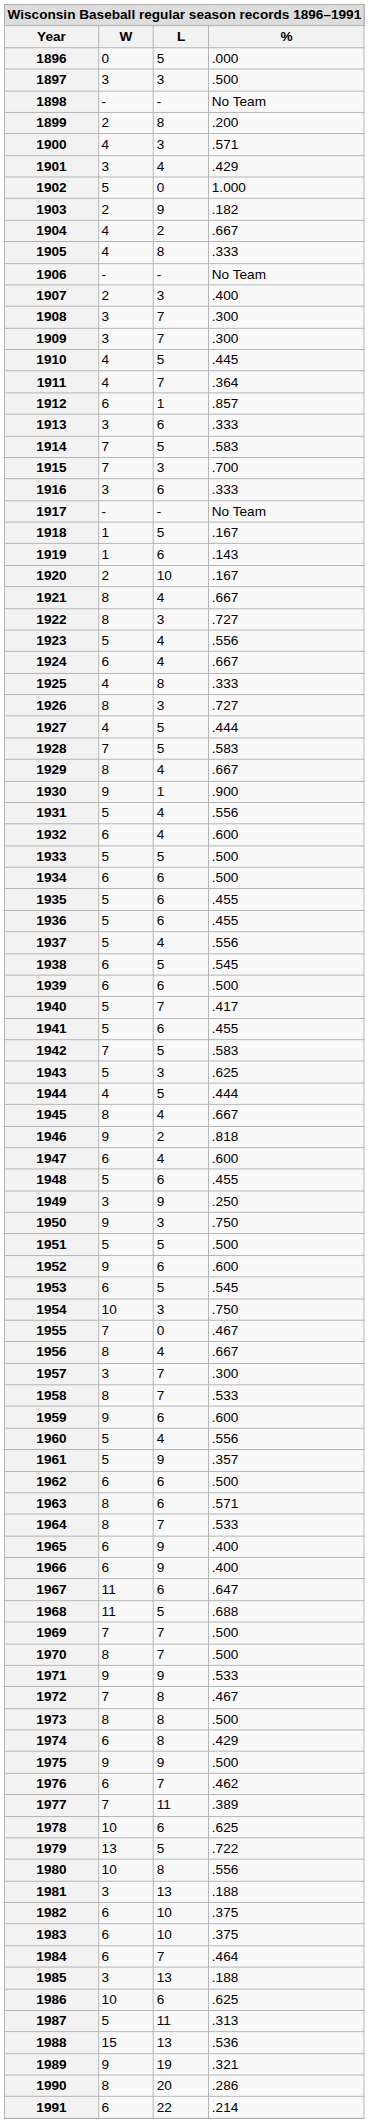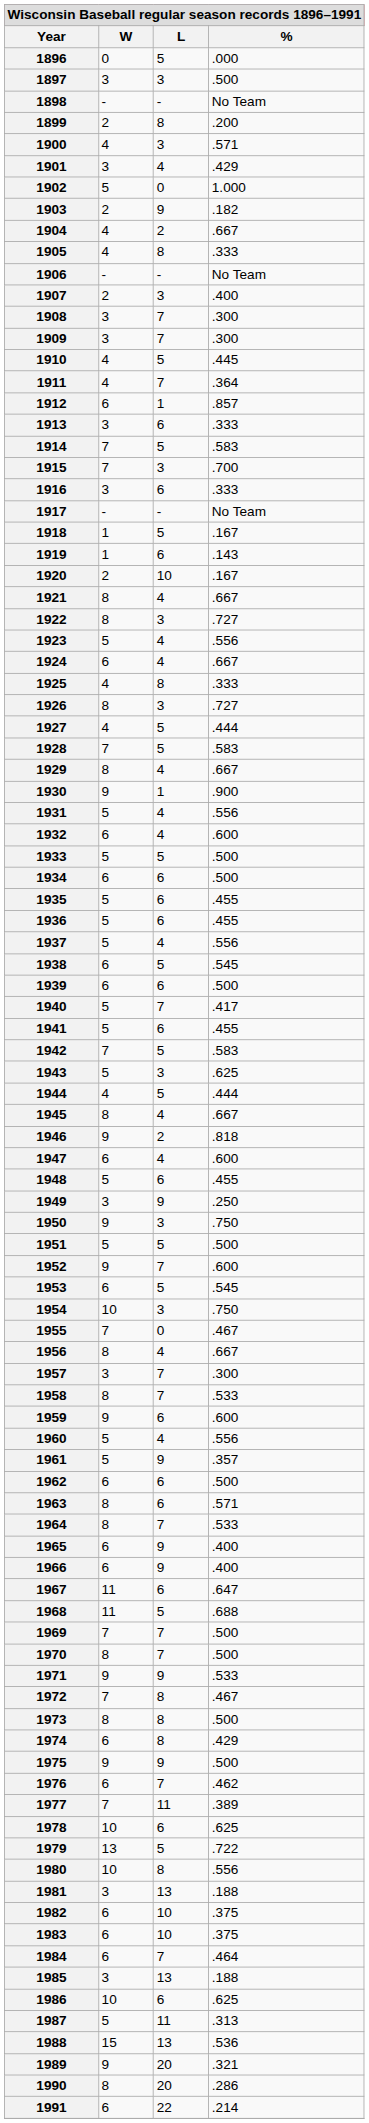(160, 1266) 6 -> (160, 1266) 7
(164, 2064) 19 -> (164, 2064) 20
